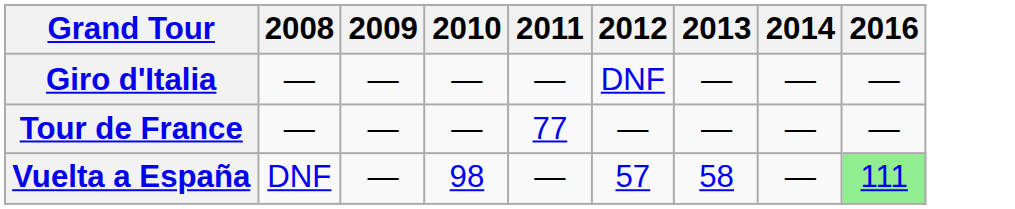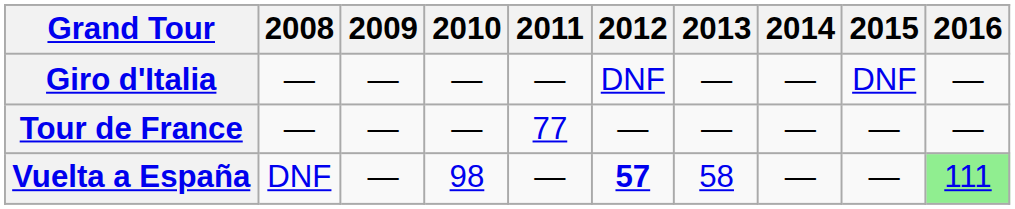+ column: (884, 29)
(633, 177) normal -> (633, 177) bold
